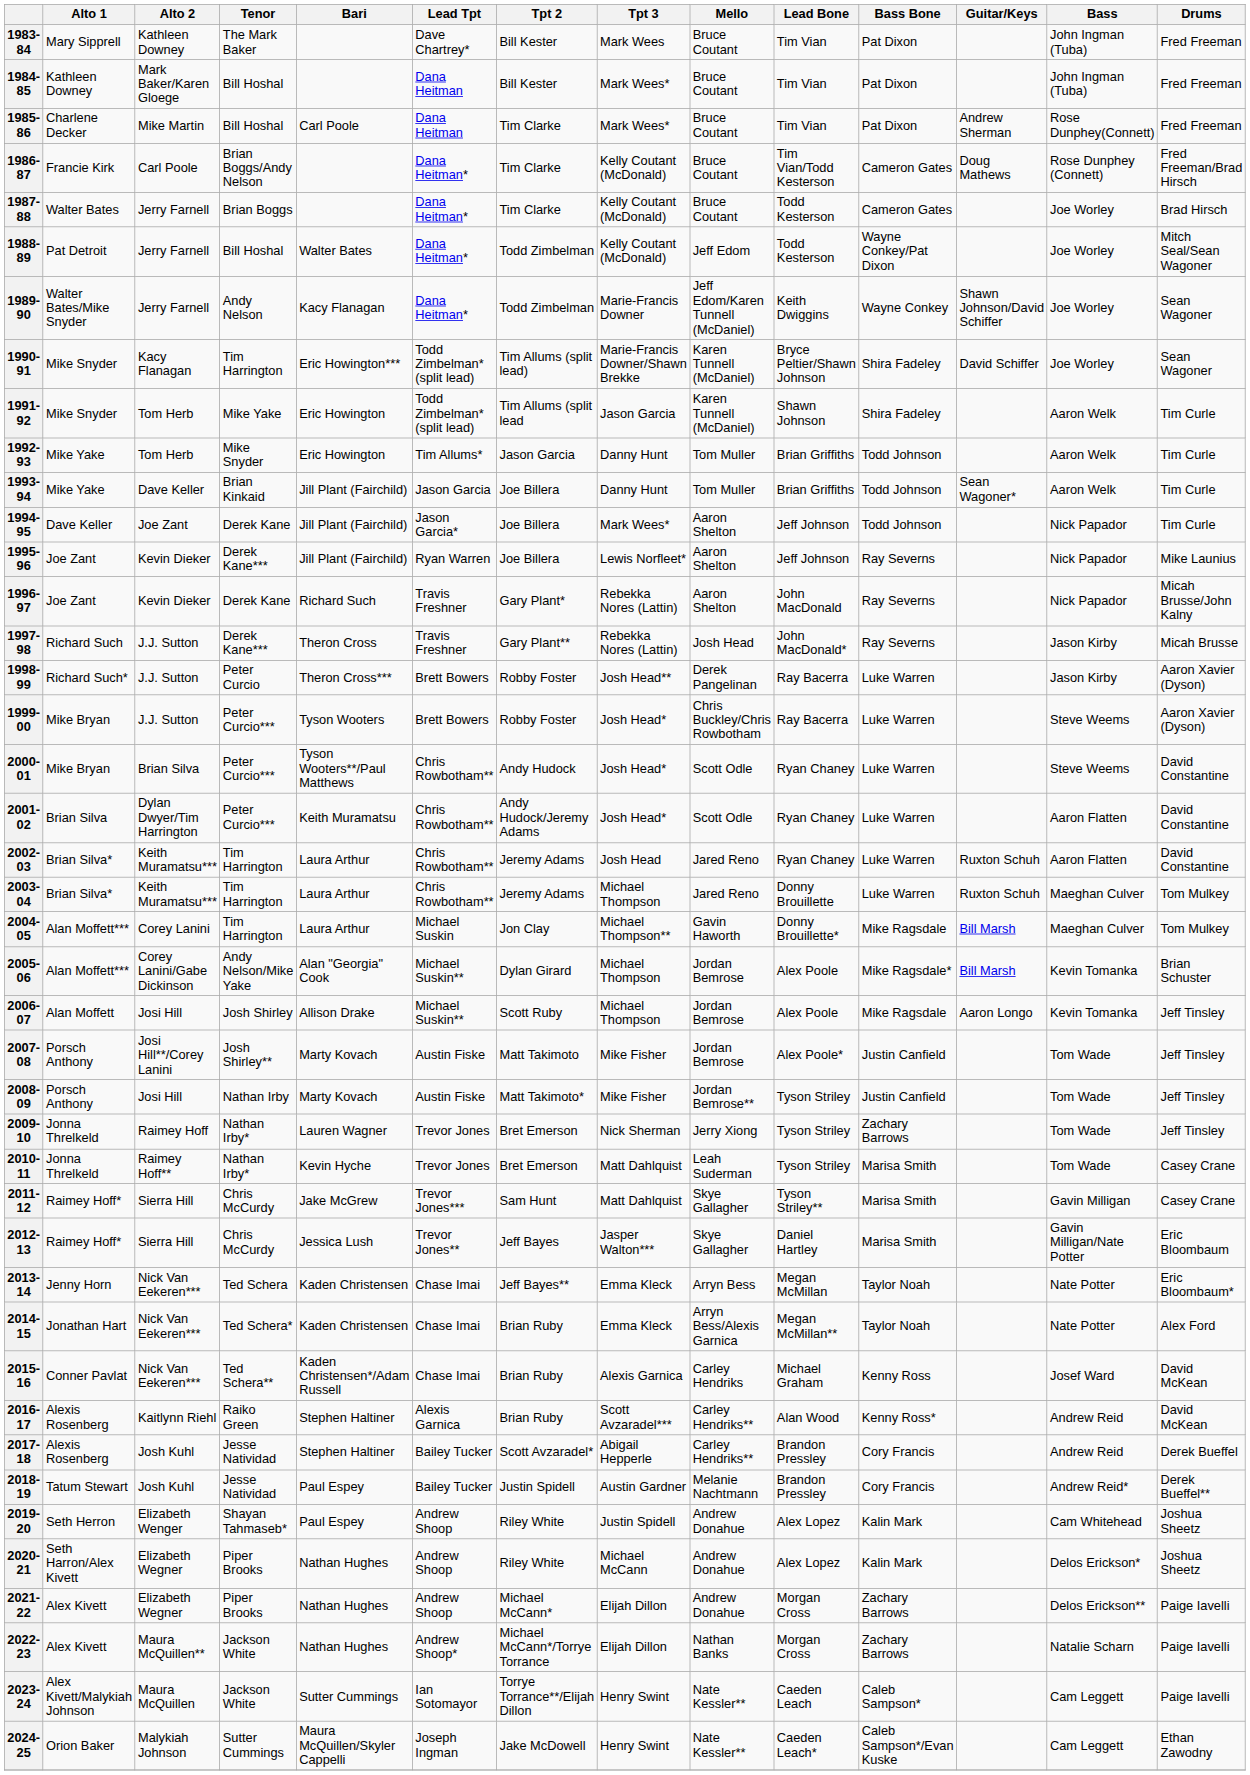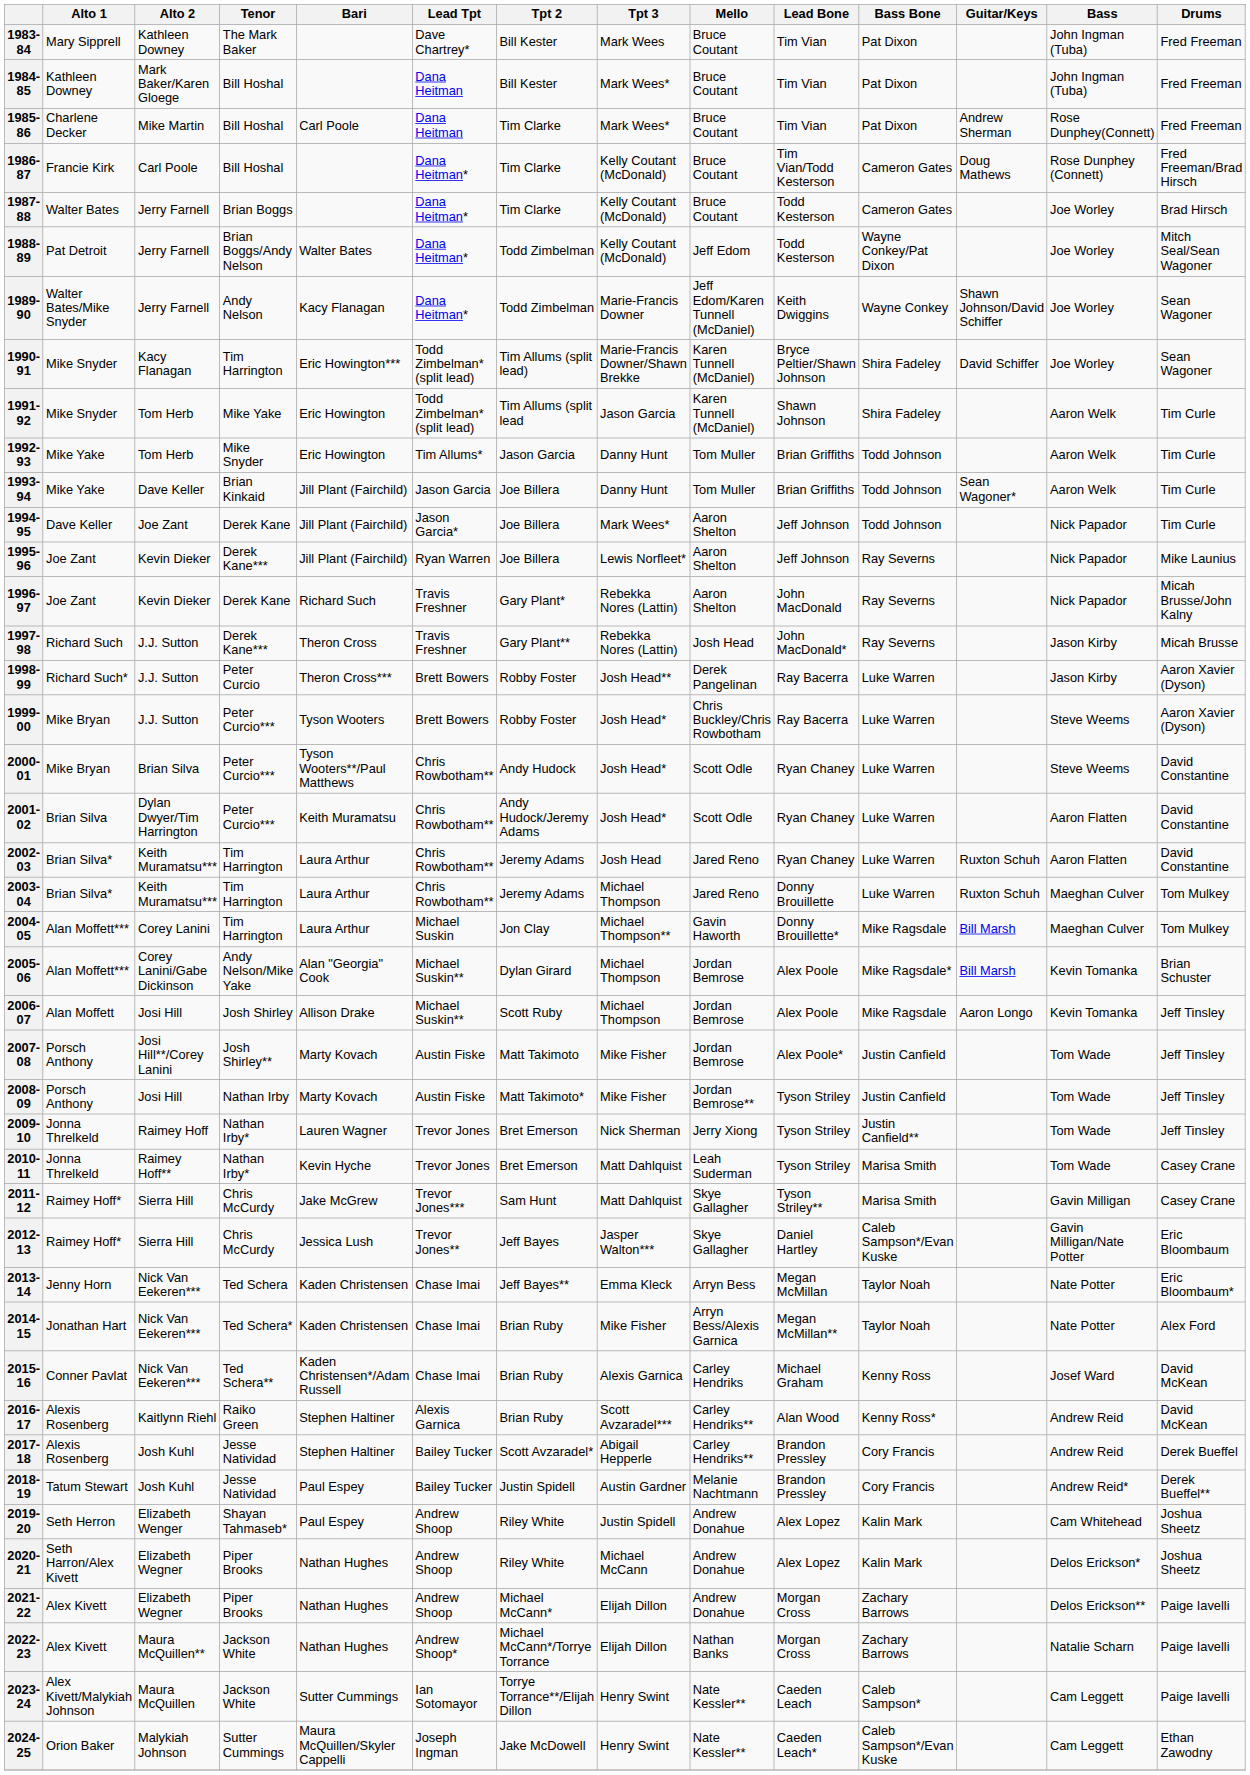(257, 167) Brian Boggs/Andy Nelson -> (253, 167) Bill Hoshal
(253, 251) Bill Hoshal -> (257, 251) Brian Boggs/Andy Nelson
(885, 1131) Zachary Barrows -> (890, 1131) Justin Canfield**
(899, 1242) Marisa Smith -> (908, 1242) Caleb Sampson*/Evan Kuske
(636, 1326) Emma Kleck -> (633, 1326) Mike Fisher
